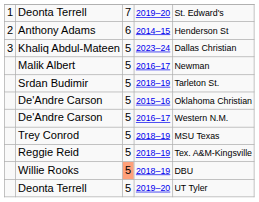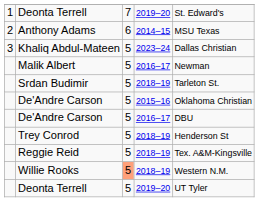(201, 31) Henderson St -> (197, 31) MSU Texas
(201, 118) Western N.M. -> (184, 118) DBU
(197, 136) MSU Texas -> (201, 136) Henderson St
(184, 171) DBU -> (201, 171) Western N.M.
